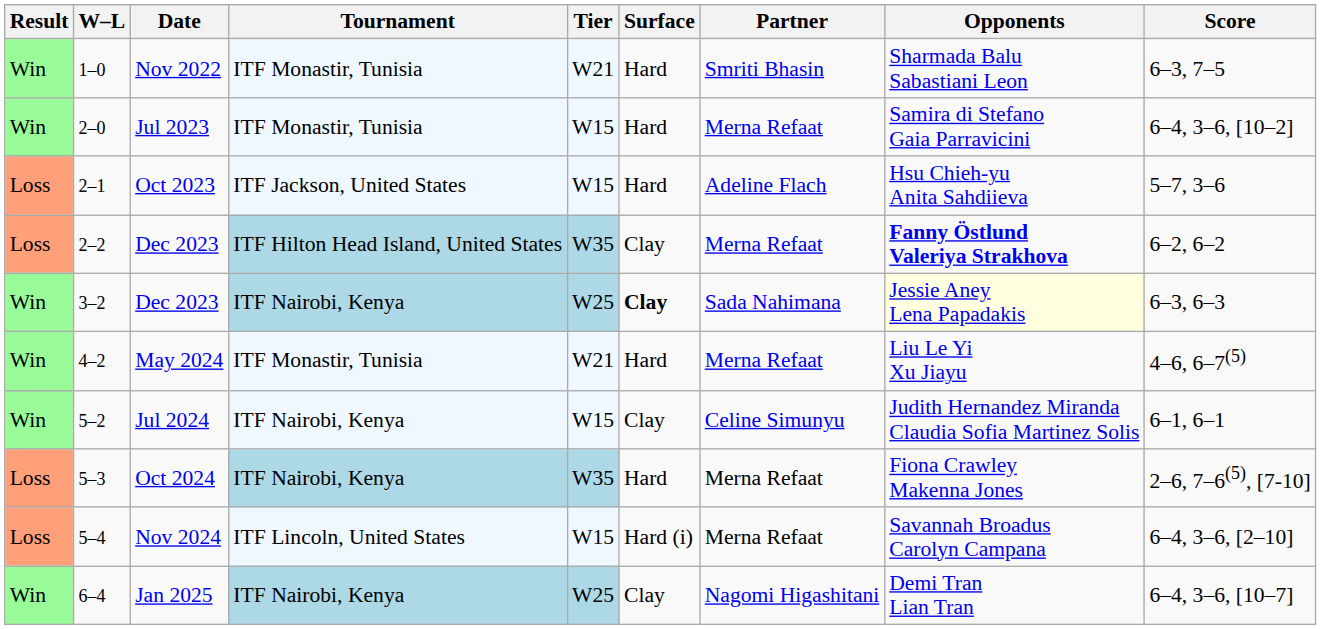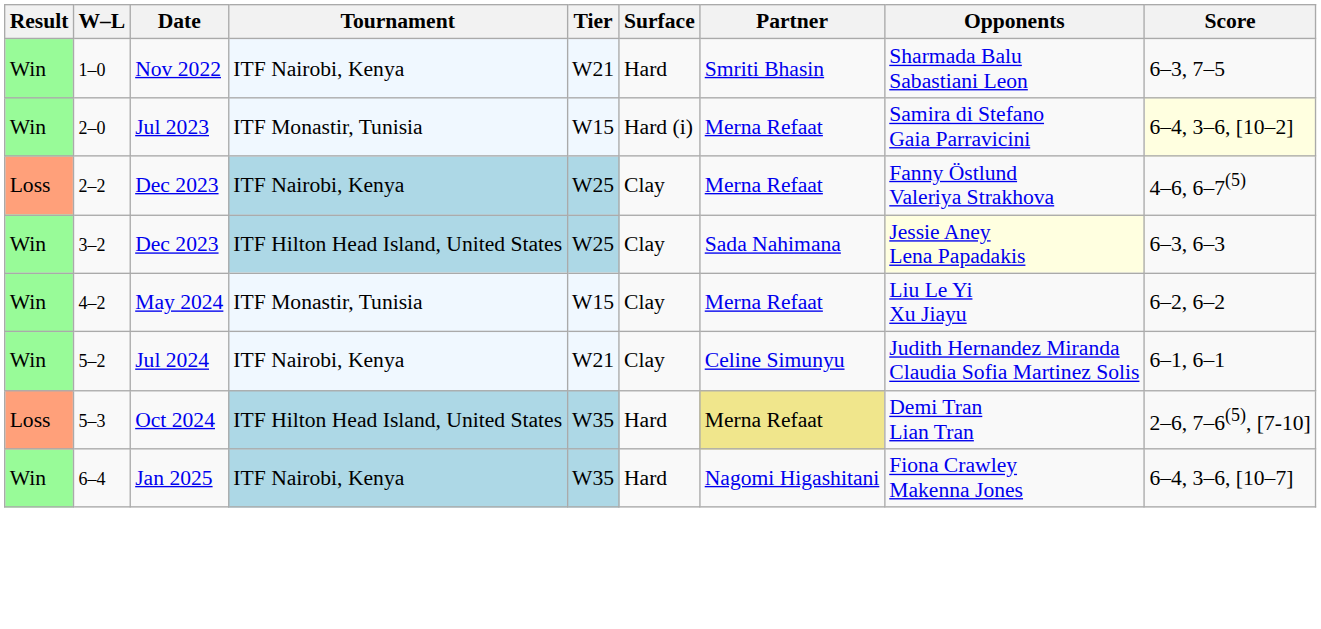(328, 68) ITF Monastir, Tunisia -> (319, 68) ITF Nairobi, Kenya
(646, 126) Hard -> (658, 126) Hard (i)
(1221, 126) no background -> (1221, 126) lightyellow background
- row: (92, 186)
(398, 243) ITF Hilton Head Island, United States -> (319, 185) ITF Nairobi, Kenya
(593, 243) W35 -> (593, 185) W25
(979, 243) bold -> (972, 185) normal
(1187, 243) 6–2, 6–2 -> (1198, 185) 4–6, 6–7(5)
(319, 302) ITF Nairobi, Kenya -> (398, 243) ITF Hilton Head Island, United States
(646, 302) bold -> (644, 243) normal
(593, 360) W21 -> (593, 302) W15
(646, 360) Hard -> (644, 302) Clay
(1198, 360) 4–6, 6–7(5) -> (1187, 302) 6–2, 6–2
(593, 419) W15 -> (593, 360) W21
(319, 477) ITF Nairobi, Kenya -> (398, 419) ITF Hilton Head Island, United States
(764, 477) no background -> (764, 419) khaki background
(956, 477) Fiona Crawley Makenna Jones -> (936, 419) Demi Tran Lian Tran
- row: (92, 537)
(593, 595) W25 -> (593, 477) W35
(644, 595) Clay -> (646, 477) Hard
(936, 595) Demi Tran Lian Tran -> (956, 477) Fiona Crawley Makenna Jones
